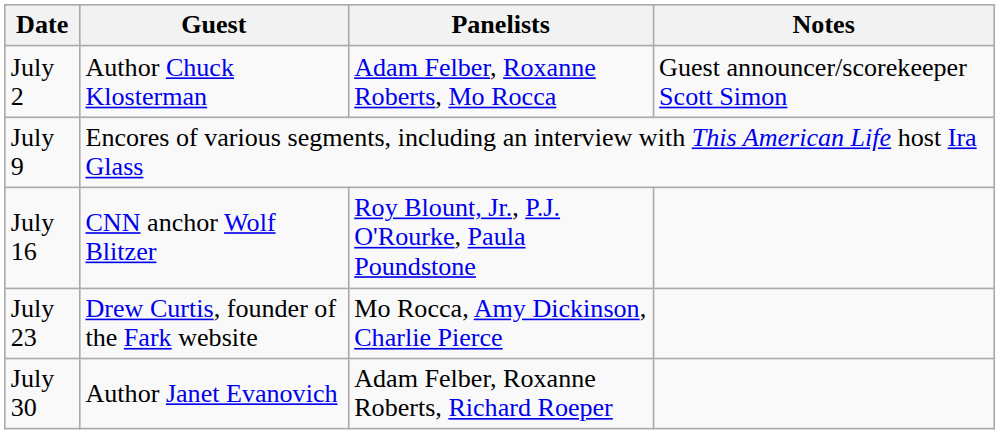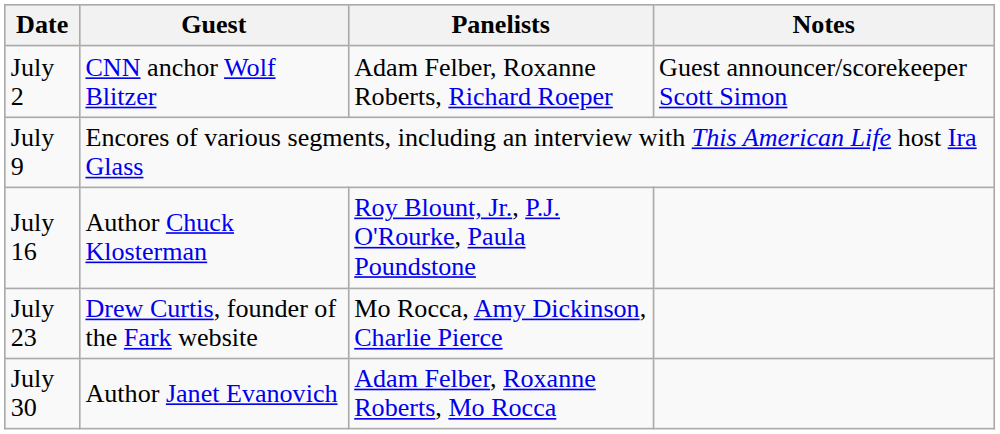(160, 81) Author Chuck Klosterman -> (181, 81) CNN anchor Wolf Blitzer
(475, 81) Adam Felber, Roxanne Roberts, Mo Rocca -> (484, 81) Adam Felber, Roxanne Roberts, Richard Roeper
(181, 237) CNN anchor Wolf Blitzer -> (160, 237) Author Chuck Klosterman
(484, 393) Adam Felber, Roxanne Roberts, Richard Roeper -> (475, 393) Adam Felber, Roxanne Roberts, Mo Rocca
